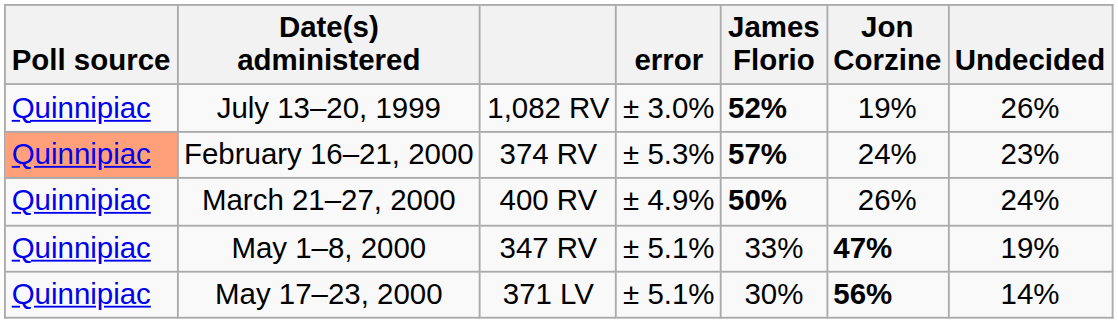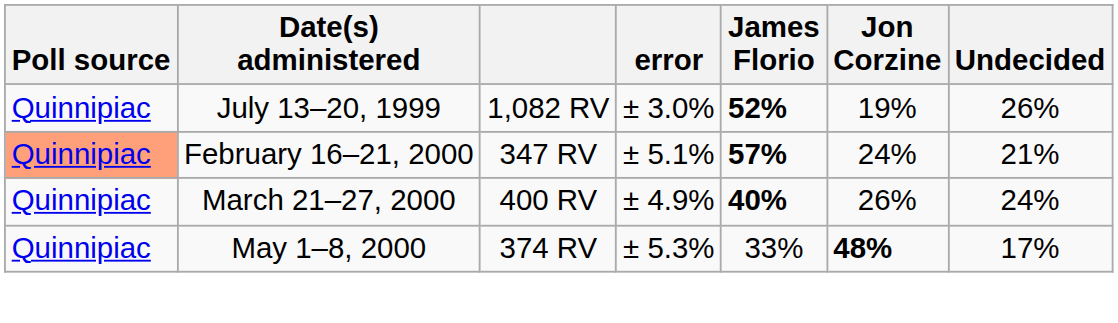(548, 154) 374 RV -> (548, 154) 347 RV
(669, 154) ± 5.3% -> (669, 154) ± 5.1%
(1030, 154) 23% -> (1030, 154) 21%
(758, 201) 50% -> (758, 201) 40%
(548, 247) 347 RV -> (548, 247) 374 RV
(669, 247) ± 5.1% -> (669, 247) ± 5.3%
(863, 247) 47% -> (863, 247) 48%
(1030, 247) 19% -> (1030, 247) 17%
- row: (329, 294)
